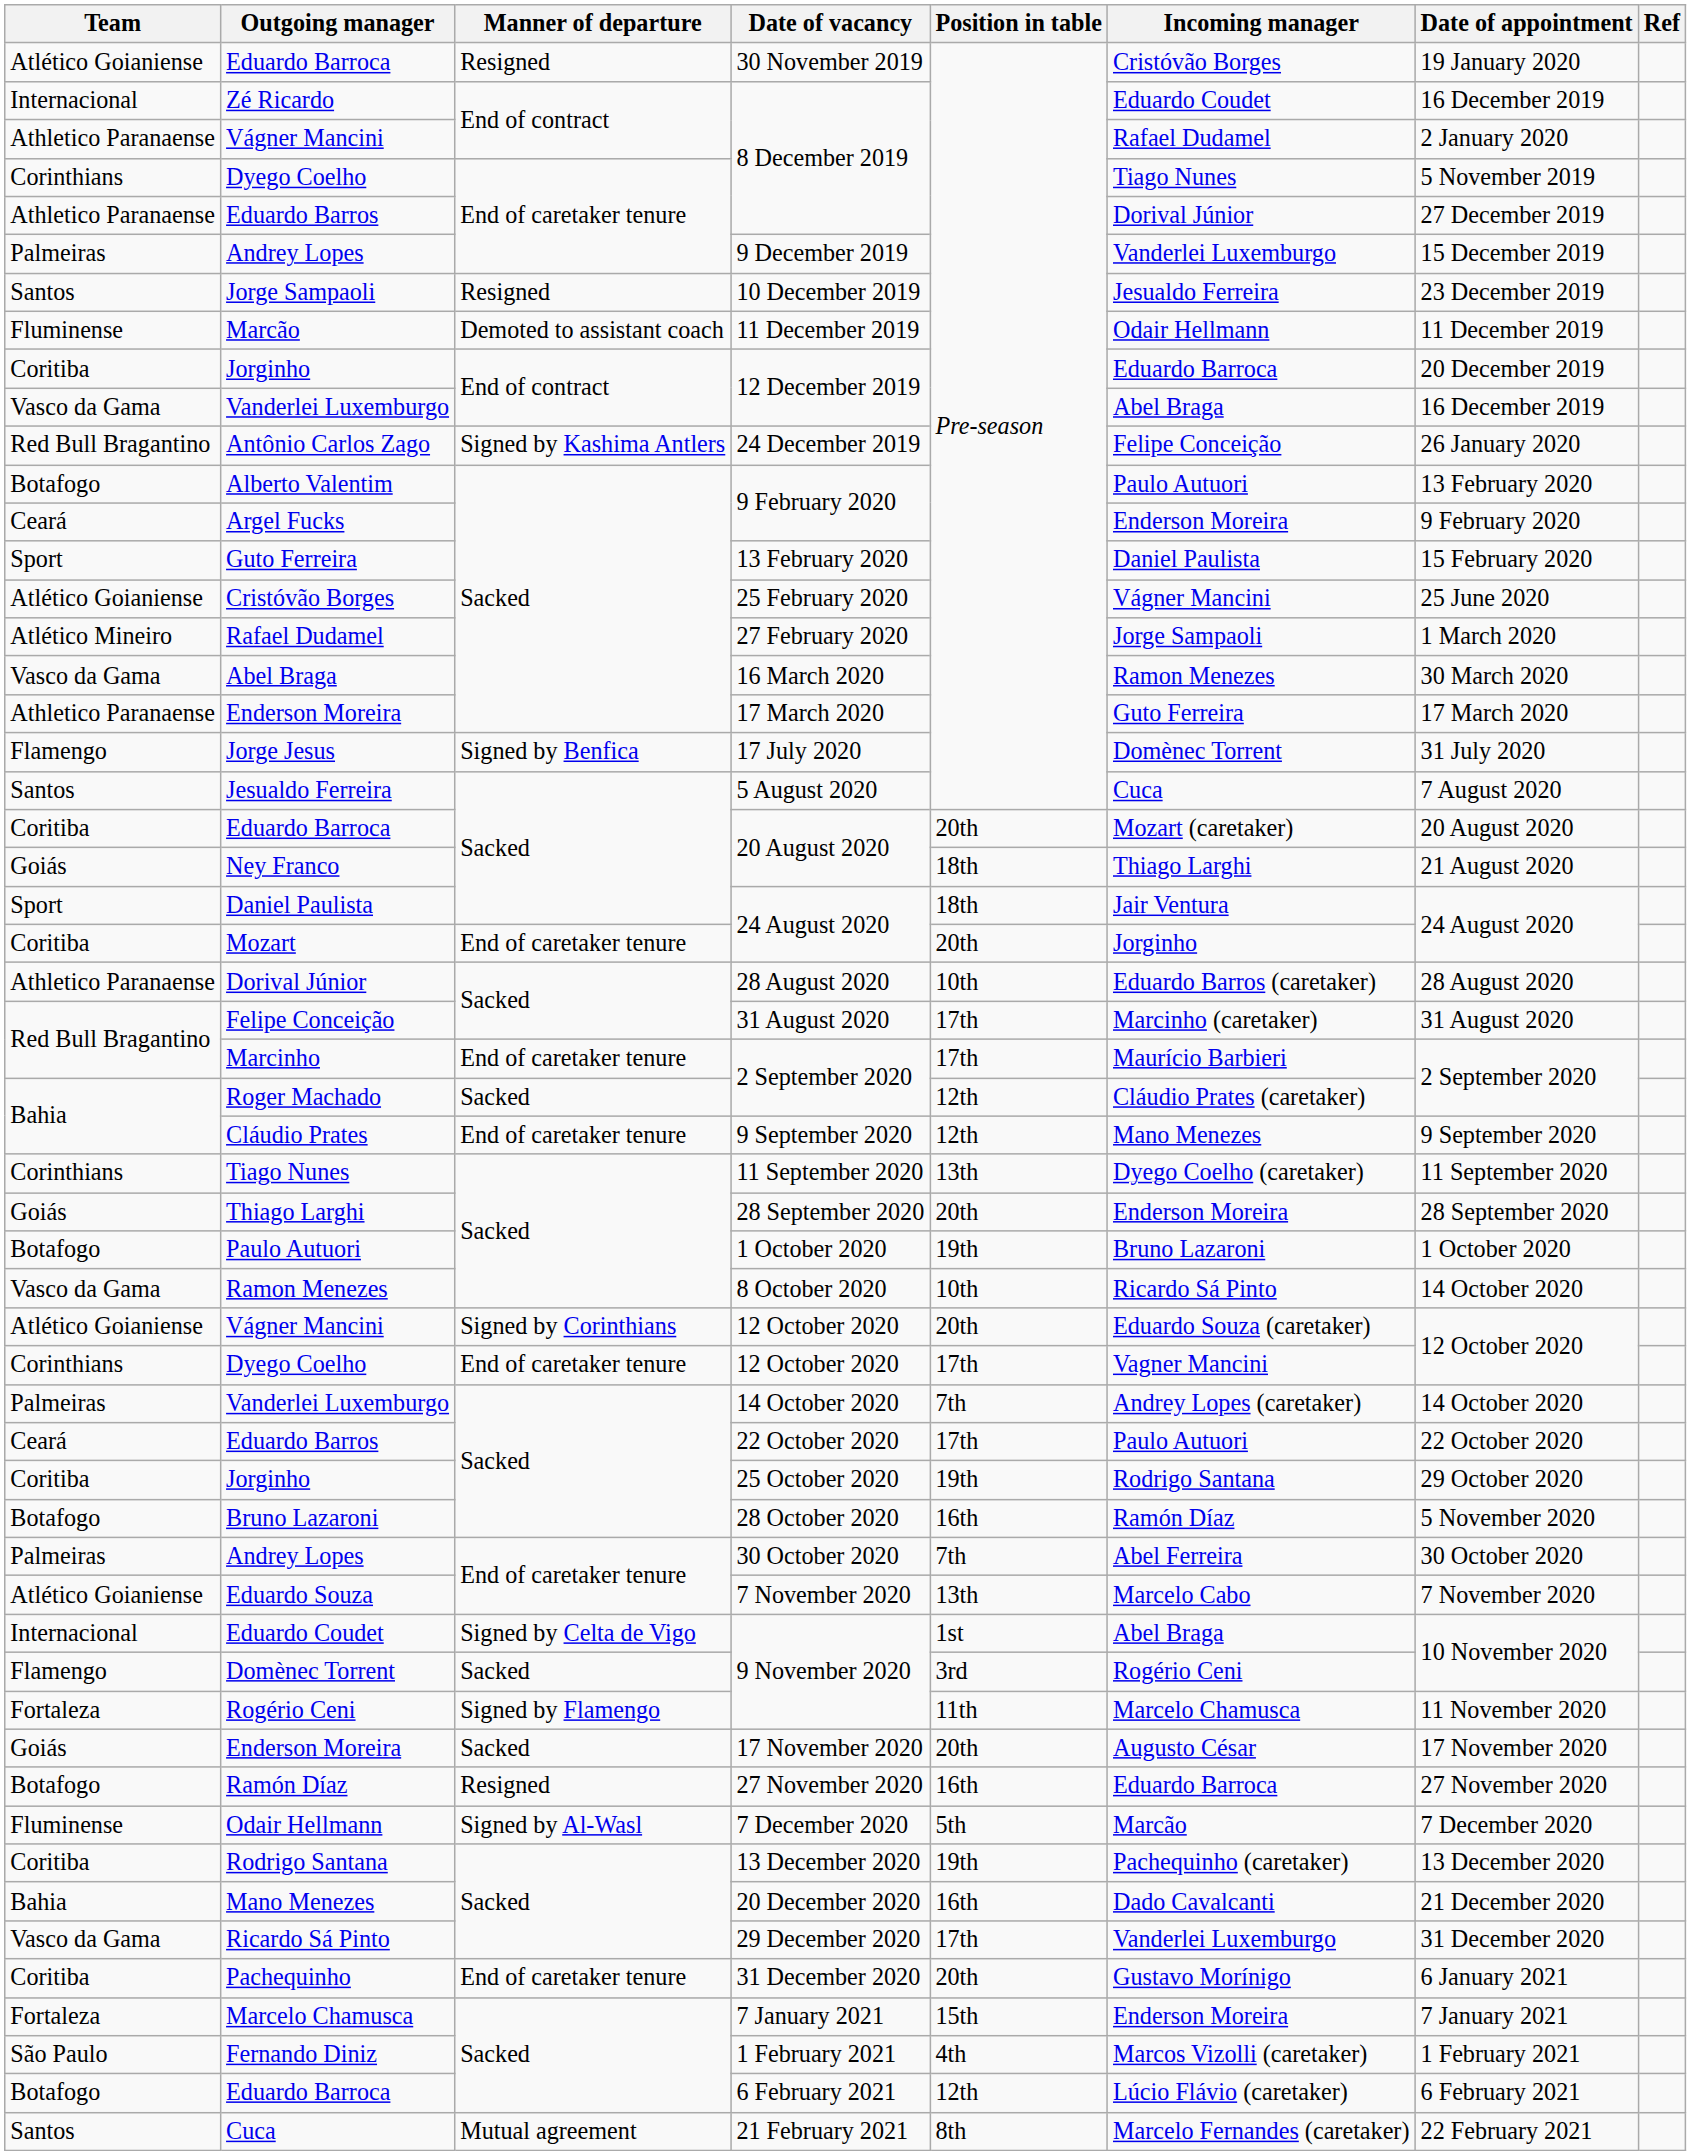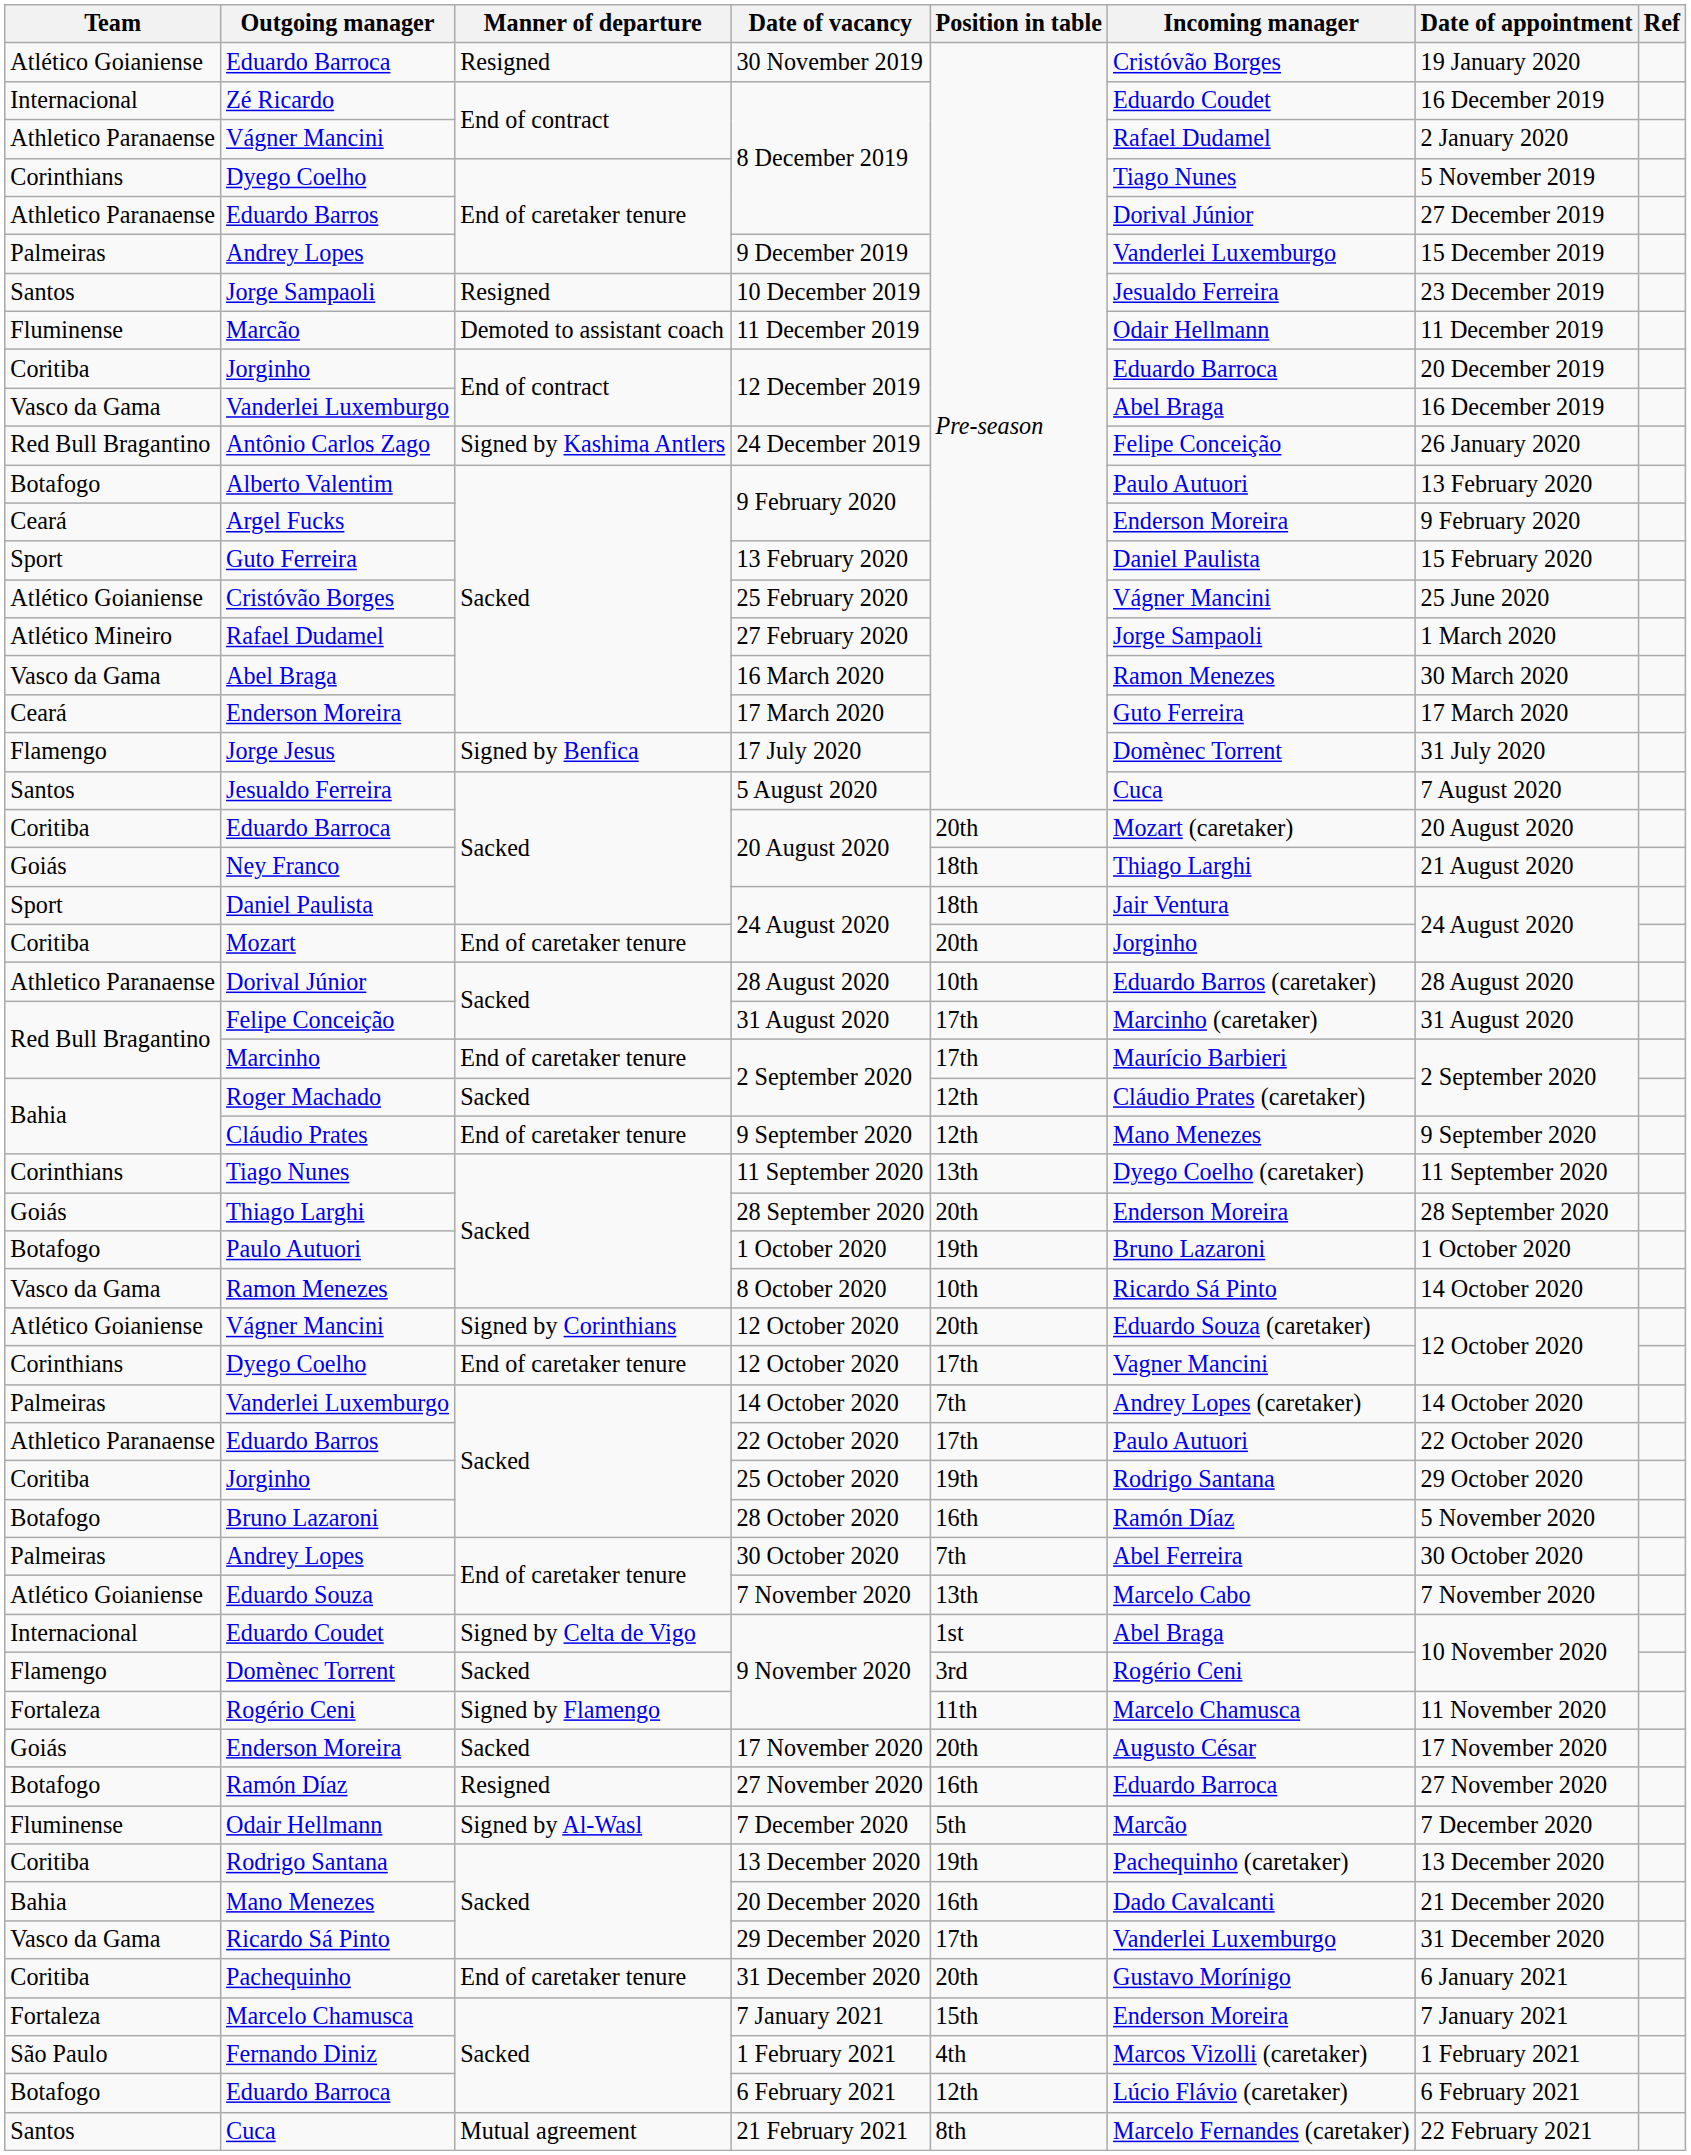(113, 713) Athletico Paranaense -> (38, 713) Ceará
(38, 1441) Ceará -> (113, 1441) Athletico Paranaense
